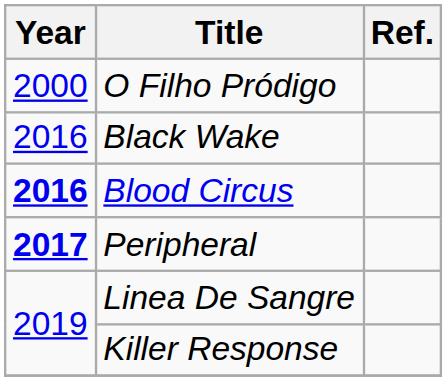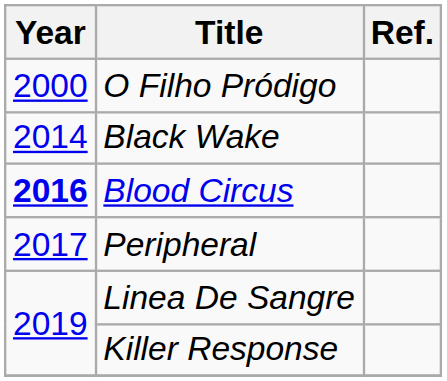(50, 138) 2016 -> (50, 138) 2014
(50, 244) bold -> (50, 244) normal
